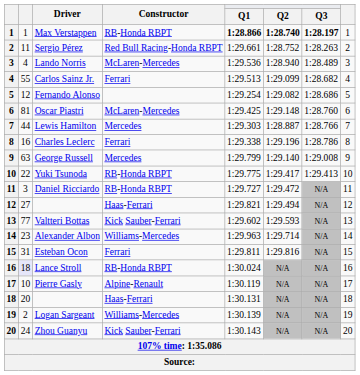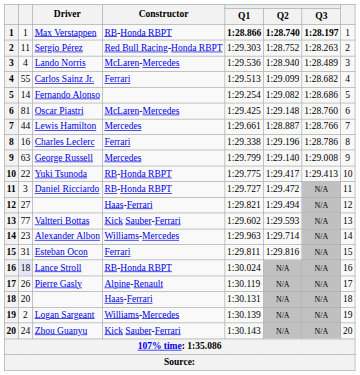(244, 47) 1:29.661 -> (244, 47) 1:29.303
(25, 94) 12 -> (25, 94) 14
(244, 126) 1:29.303 -> (244, 126) 1:29.661
(25, 283) 10 -> (25, 283) 26
